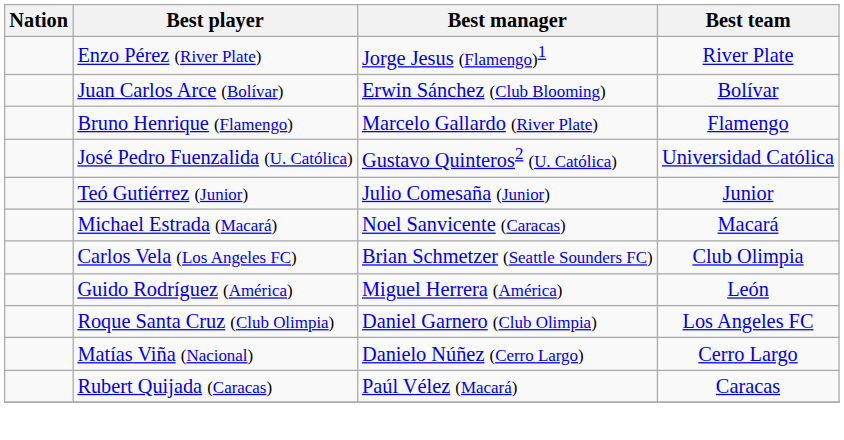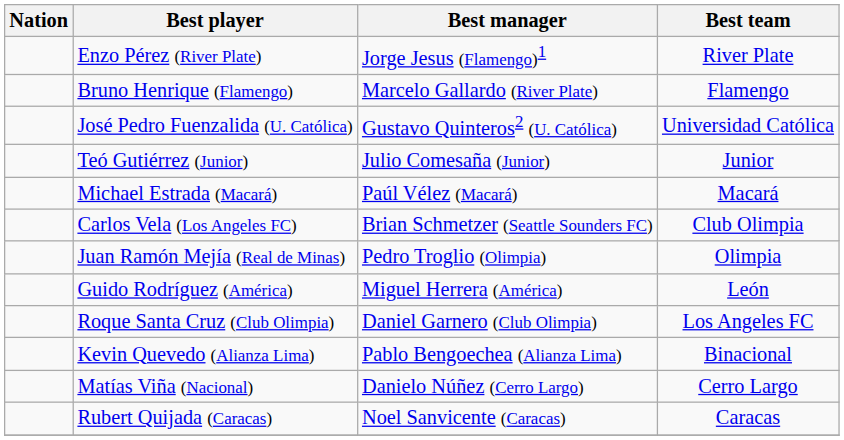- row: (180, 90)
(464, 224) Noel Sanvicente (Caracas) -> (440, 192) Paúl Vélez (Macará)
+ row: (211, 257)
+ row: (196, 353)
(440, 386) Paúl Vélez (Macará) -> (464, 418) Noel Sanvicente (Caracas)
